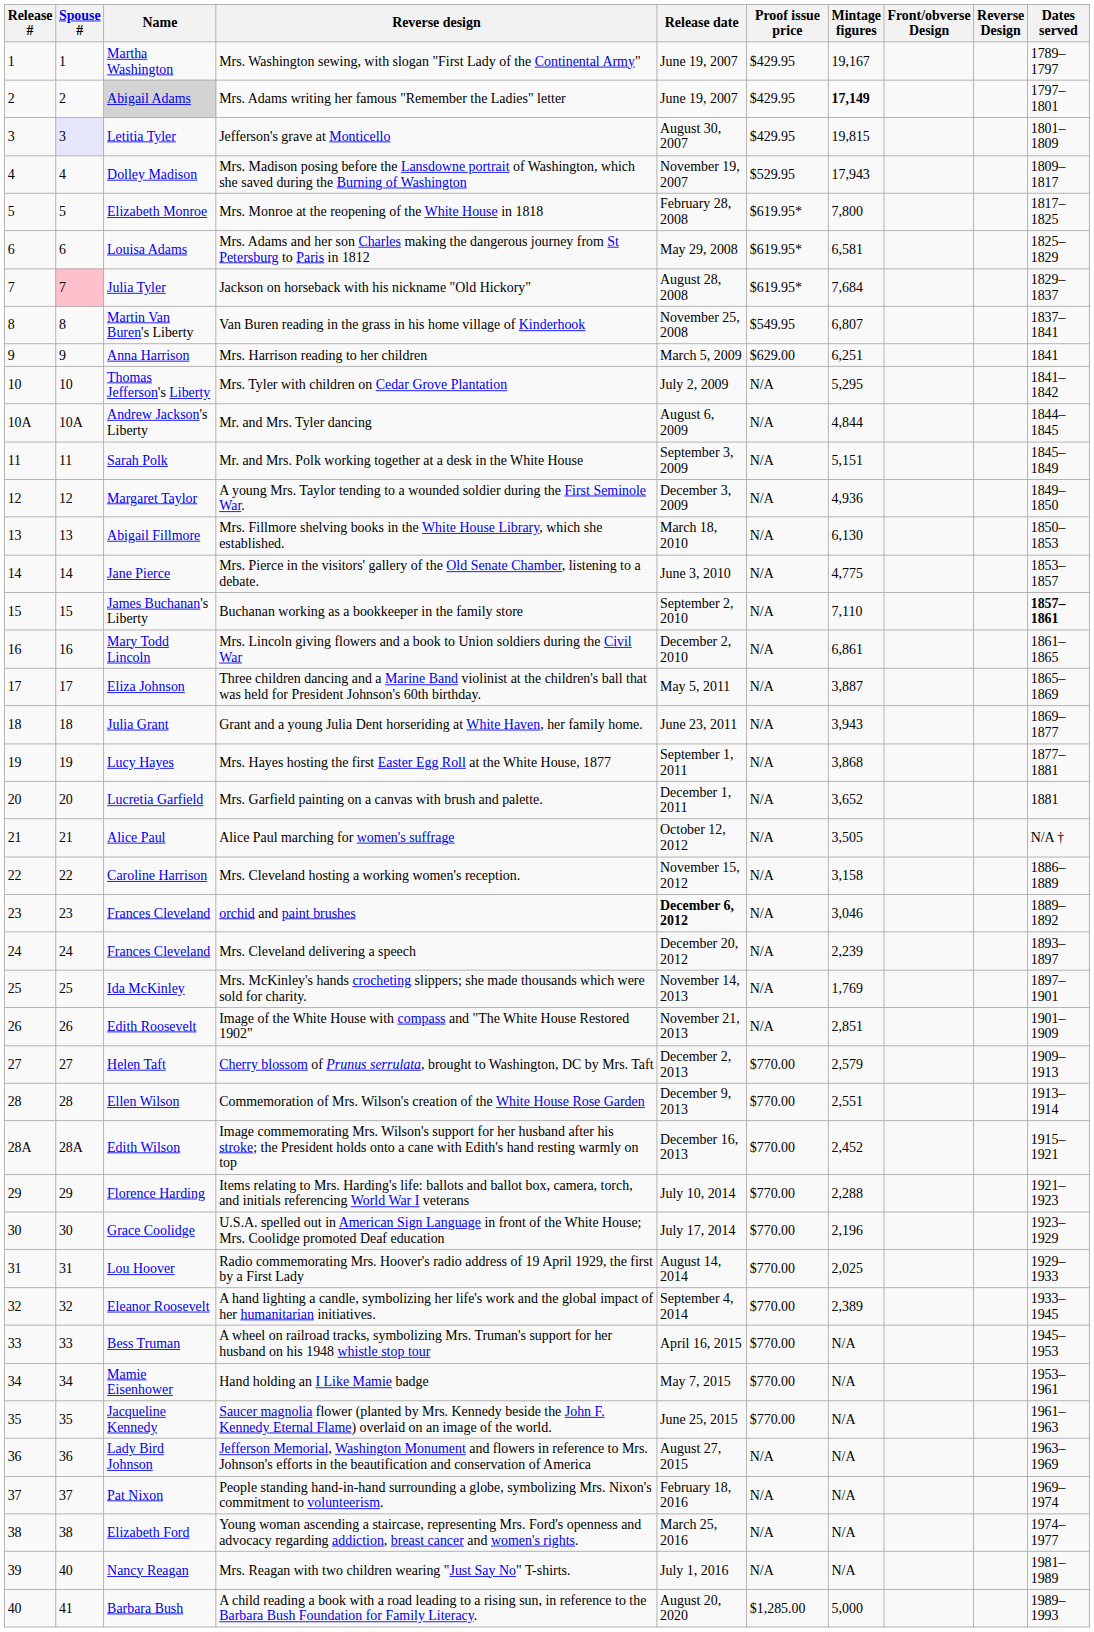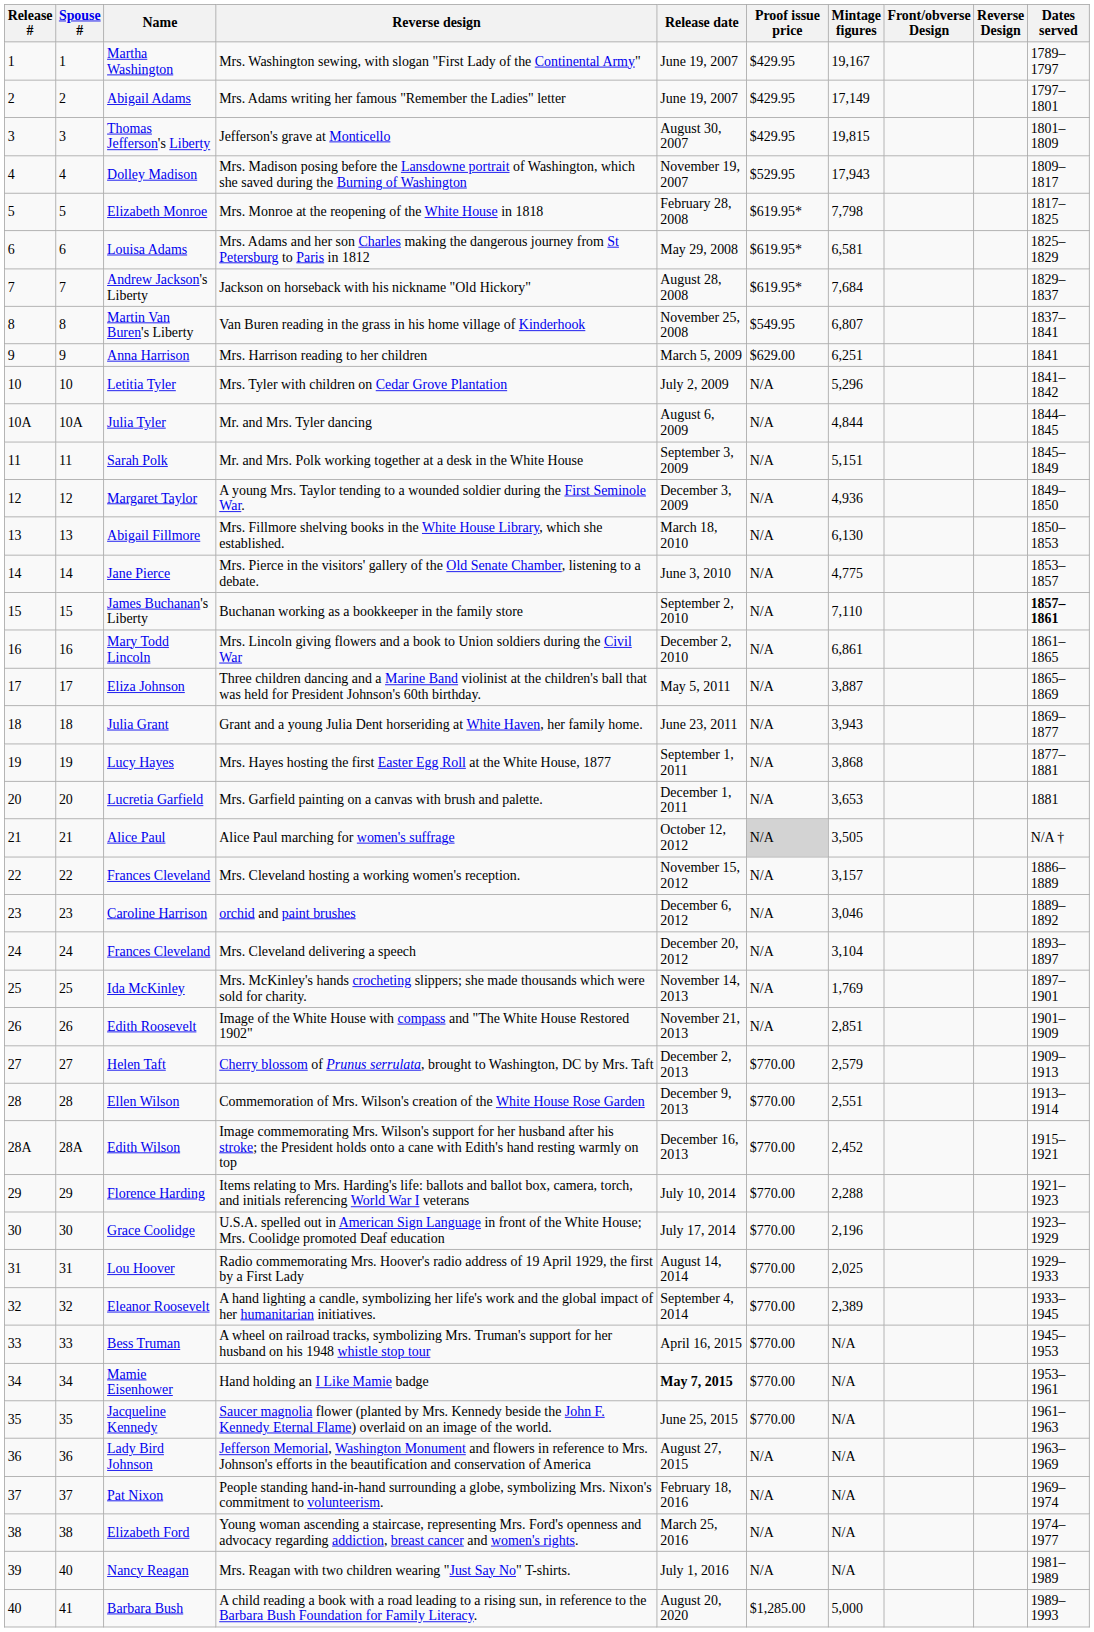(149, 98) lightgrey background -> (149, 98) no background
(851, 98) bold -> (851, 98) normal
(62, 136) lavender background -> (62, 136) no background
(141, 136) Letitia Tyler -> (159, 136) Thomas Jefferson's Liberty
(847, 212) 7,800 -> (847, 212) 7,798
(62, 287) pink background -> (62, 287) no background
(136, 287) Julia Tyler -> (157, 287) Andrew Jackson's Liberty
(159, 385) Thomas Jefferson's Liberty -> (141, 385) Letitia Tyler
(847, 385) 5,295 -> (847, 385) 5,296
(157, 422) Andrew Jackson's Liberty -> (136, 422) Julia Tyler
(847, 800) 3,652 -> (847, 800) 3,653
(762, 837) no background -> (762, 837) lightgrey background
(157, 875) Caroline Harrison -> (159, 875) Frances Cleveland
(847, 875) 3,158 -> (847, 875) 3,157
(159, 913) Frances Cleveland -> (157, 913) Caroline Harrison
(697, 913) bold -> (696, 913) normal
(847, 951) 2,239 -> (847, 951) 3,104
(695, 1381) normal -> (696, 1381) bold
